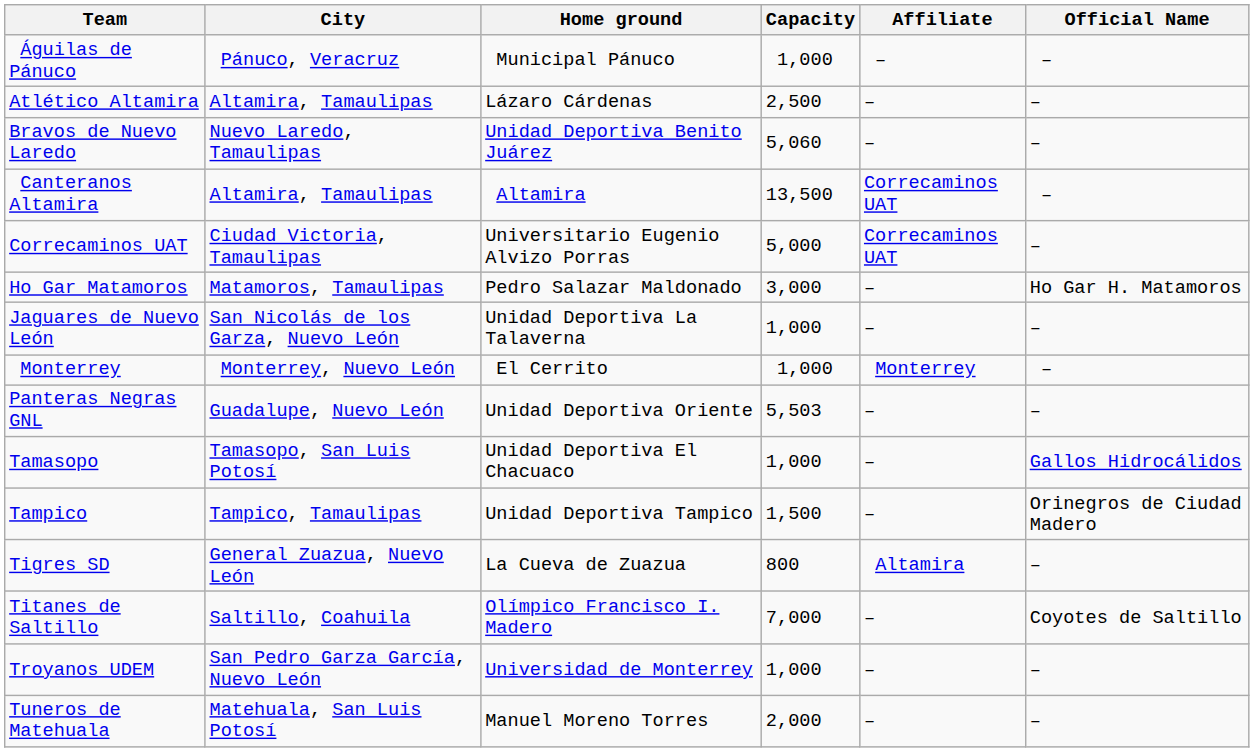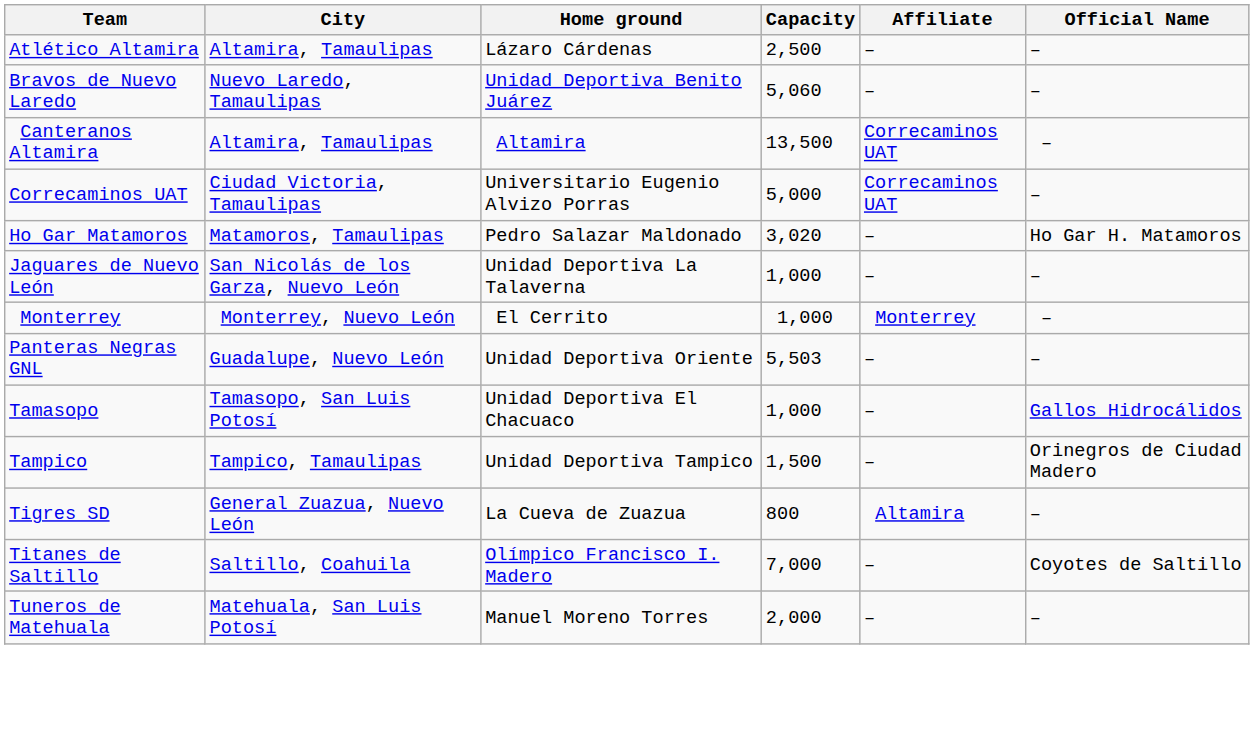- row: (71, 61)
(794, 287) 3,000 -> (794, 236) 3,020
- row: (82, 669)
